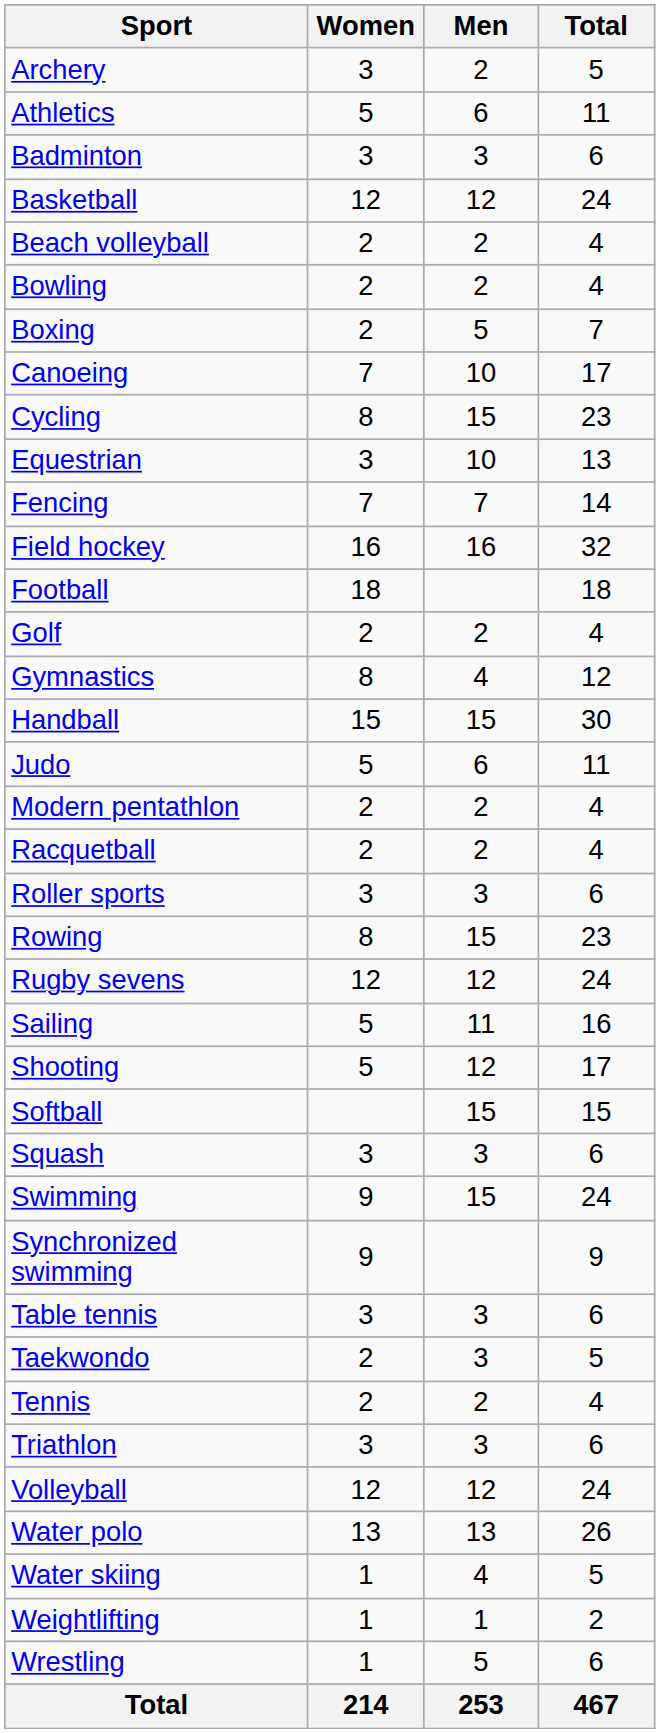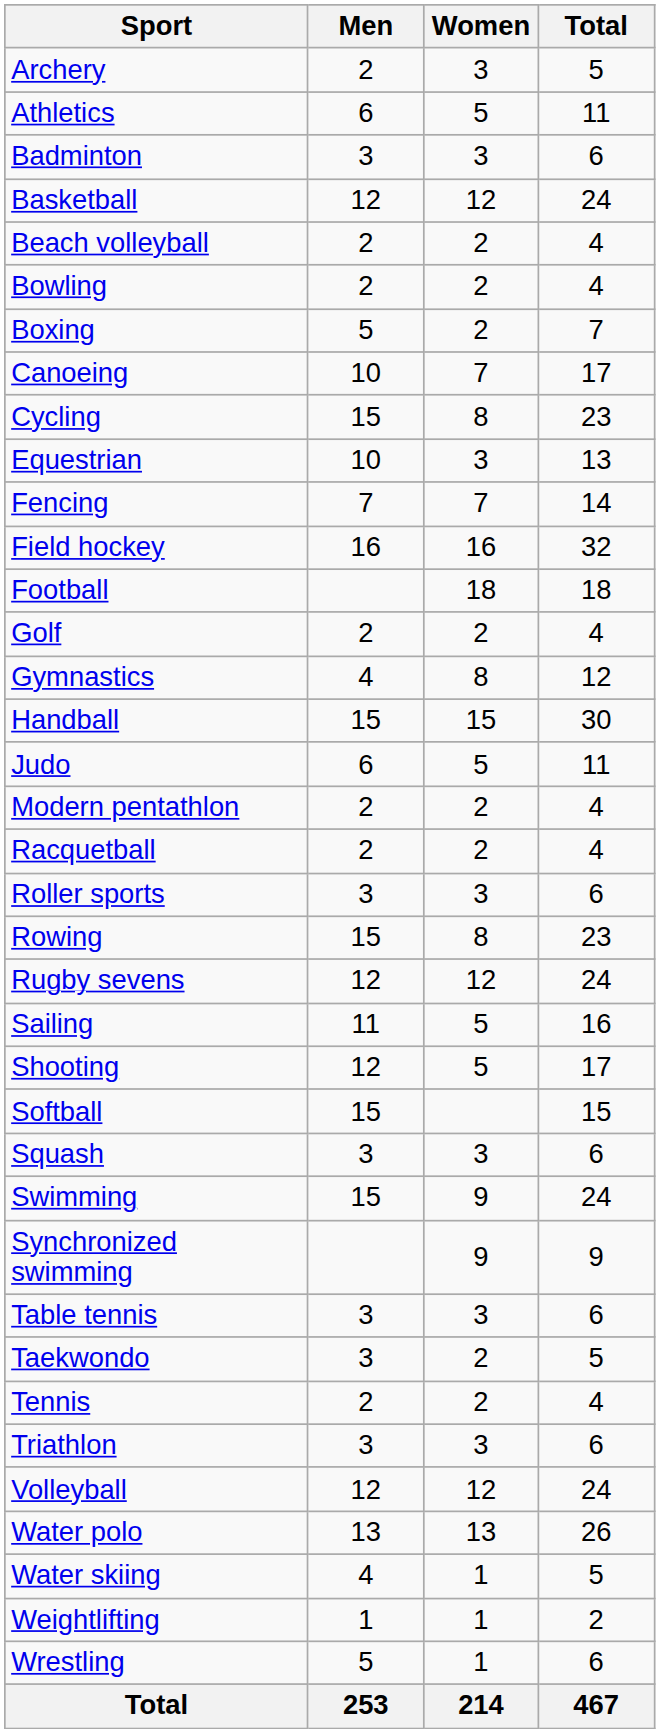columns swapped: (481, 26) <-> (366, 26)
